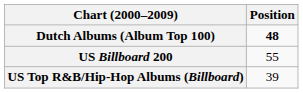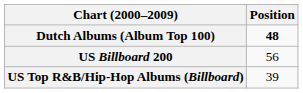(272, 56) 55 -> (272, 56) 56
